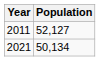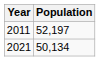(53, 30) 52,127 -> (53, 30) 52,197
